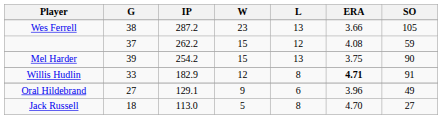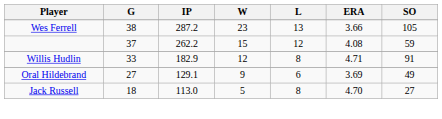- row: (54, 59)
(354, 75) bold -> (354, 59) normal
(354, 91) 3.96 -> (354, 75) 3.69
